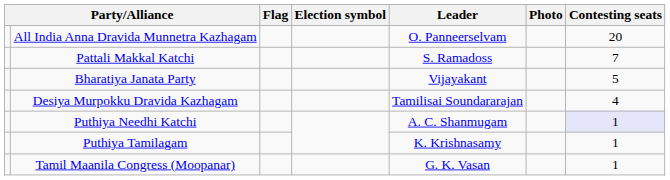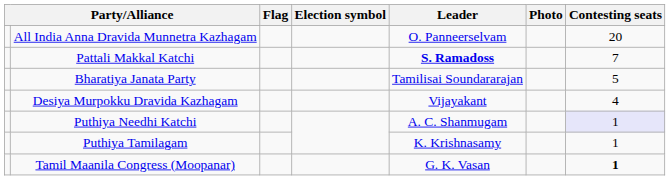(458, 57) normal -> (458, 57) bold
(458, 79) Vijayakant -> (458, 79) Tamilisai Soundararajan
(458, 100) Tamilisai Soundararajan -> (458, 100) Vijayakant
(615, 164) normal -> (615, 164) bold
